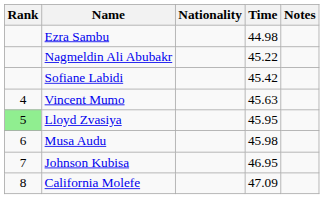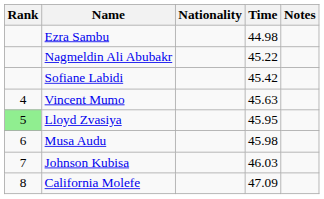(263, 162) 46.95 -> (263, 162) 46.03
